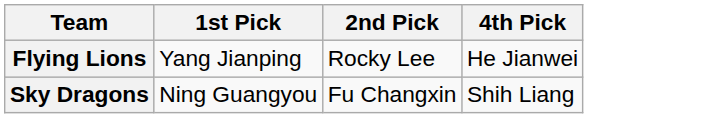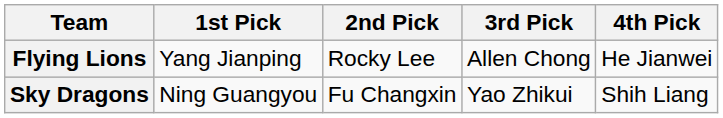+ column: (529, 22)
